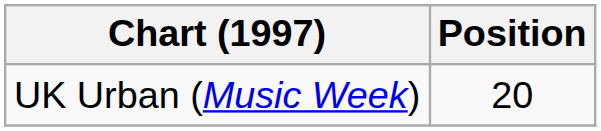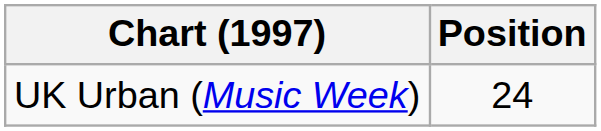(512, 94) 20 -> (512, 94) 24
